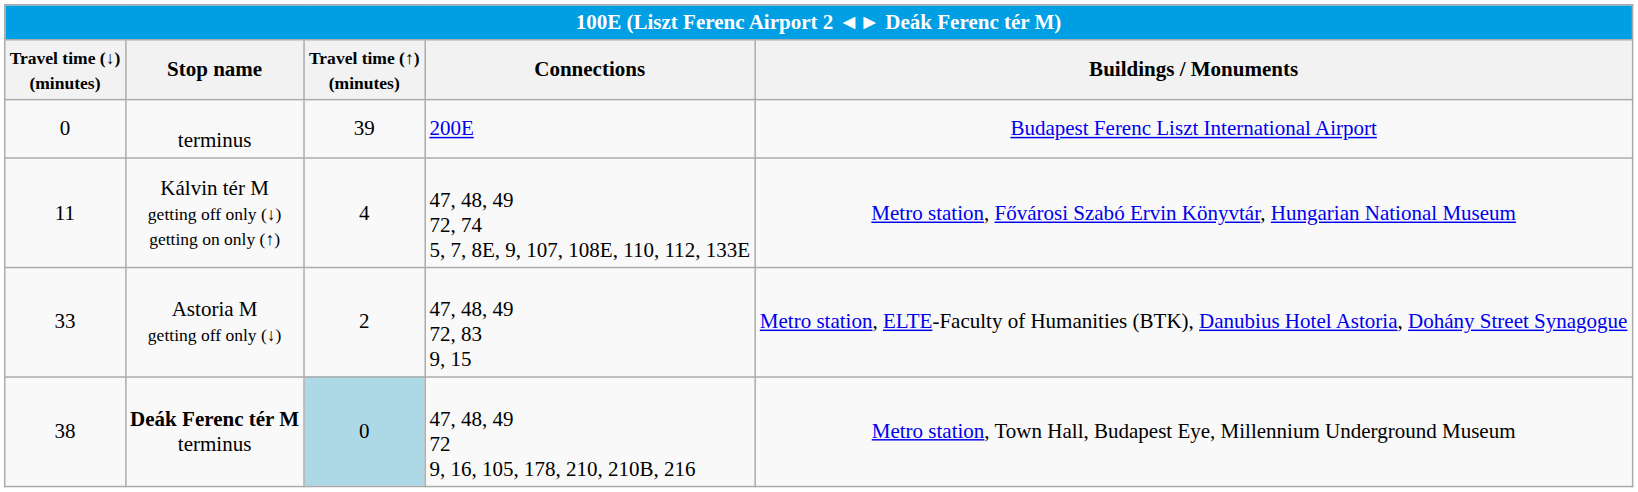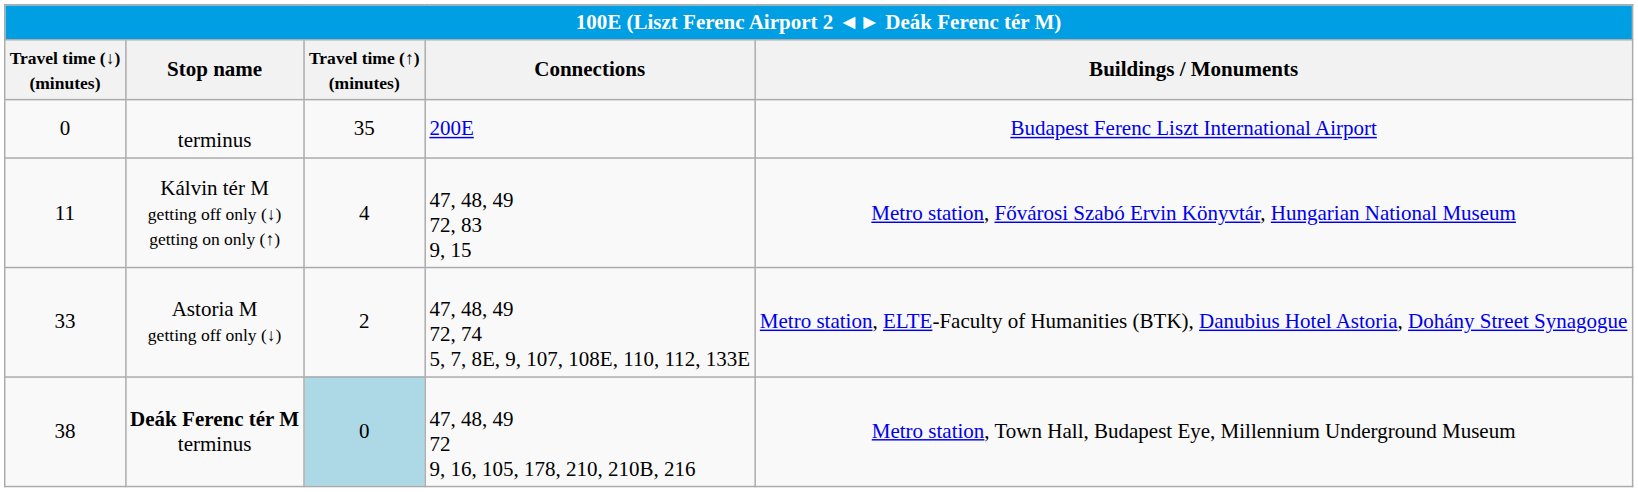(364, 128) 39 -> (364, 128) 35
(590, 225) 47, 48, 49 72, 74 5, 7, 8E, 9, 107, 108E, 110, 112, 133E -> (471, 225) 47, 48, 49 72, 83 9, 15
(471, 334) 47, 48, 49 72, 83 9, 15 -> (590, 334) 47, 48, 49 72, 74 5, 7, 8E, 9, 107, 108E, 110, 112, 133E
